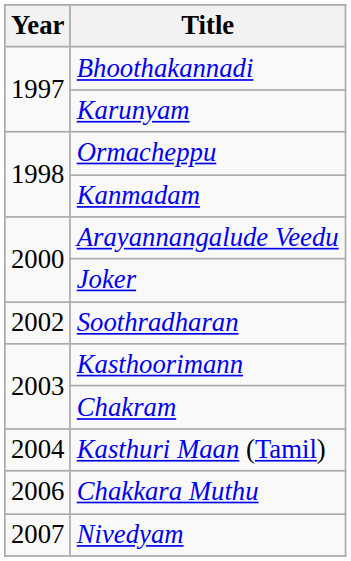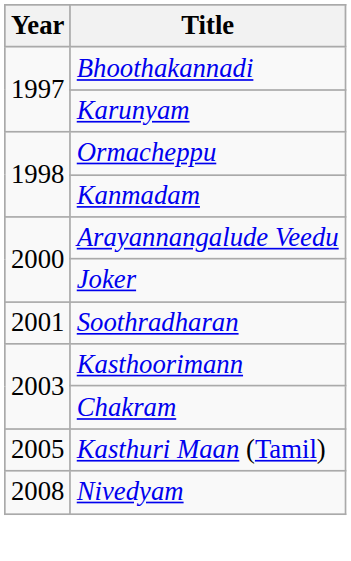(38, 322) 2002 -> (38, 322) 2001
(38, 449) 2004 -> (38, 449) 2005
- row: (168, 491)
(38, 534) 2007 -> (38, 491) 2008
